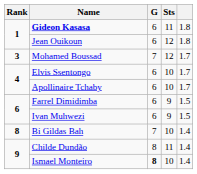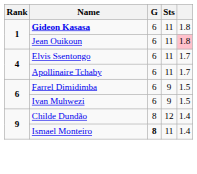(169, 42) 12 -> (169, 42) 11
(185, 42) no background -> (185, 42) pink background
- row: (67, 57)
(169, 72) 10 -> (169, 57) 11
(169, 87) 10 -> (169, 72) 11
- row: (58, 132)
(169, 147) 11 -> (169, 117) 12
(169, 161) 10 -> (169, 132) 11
